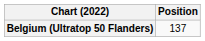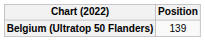(178, 28) 137 -> (178, 28) 139
